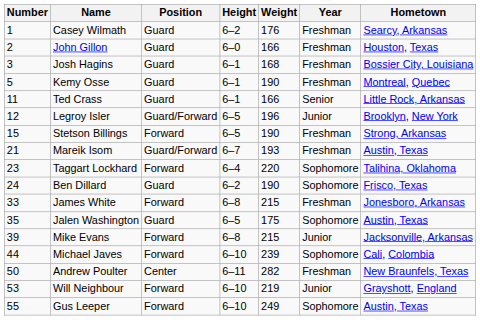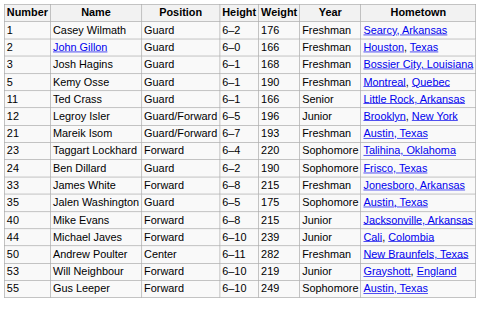- row: (90, 133)
(13, 237) 39 -> (13, 220) 40
(330, 254) Sophomore -> (317, 237) Junior
